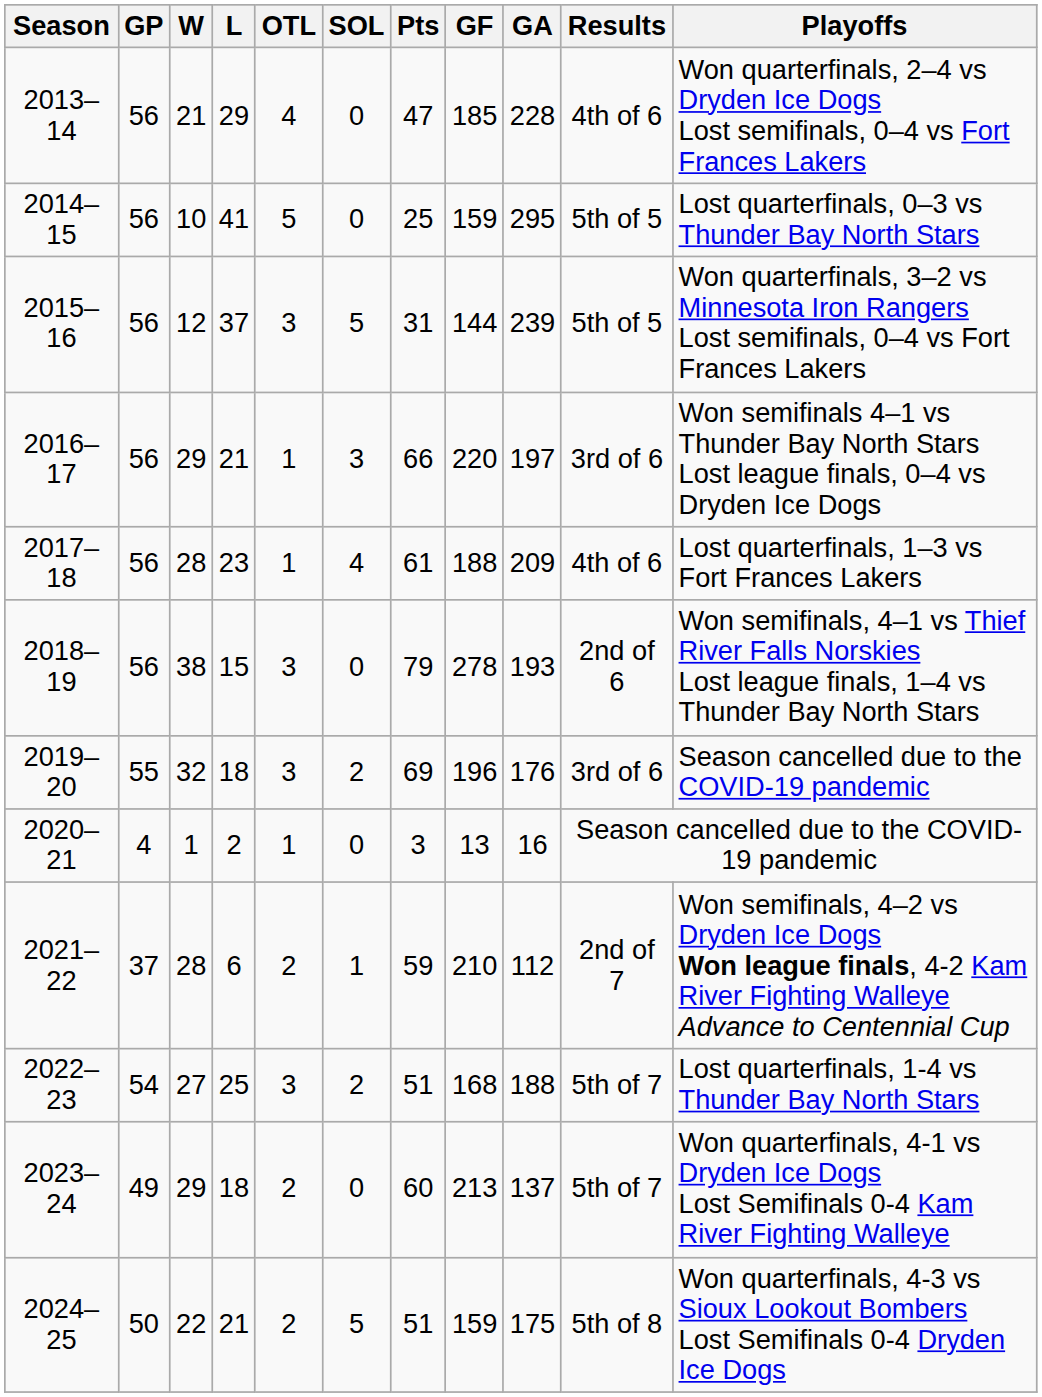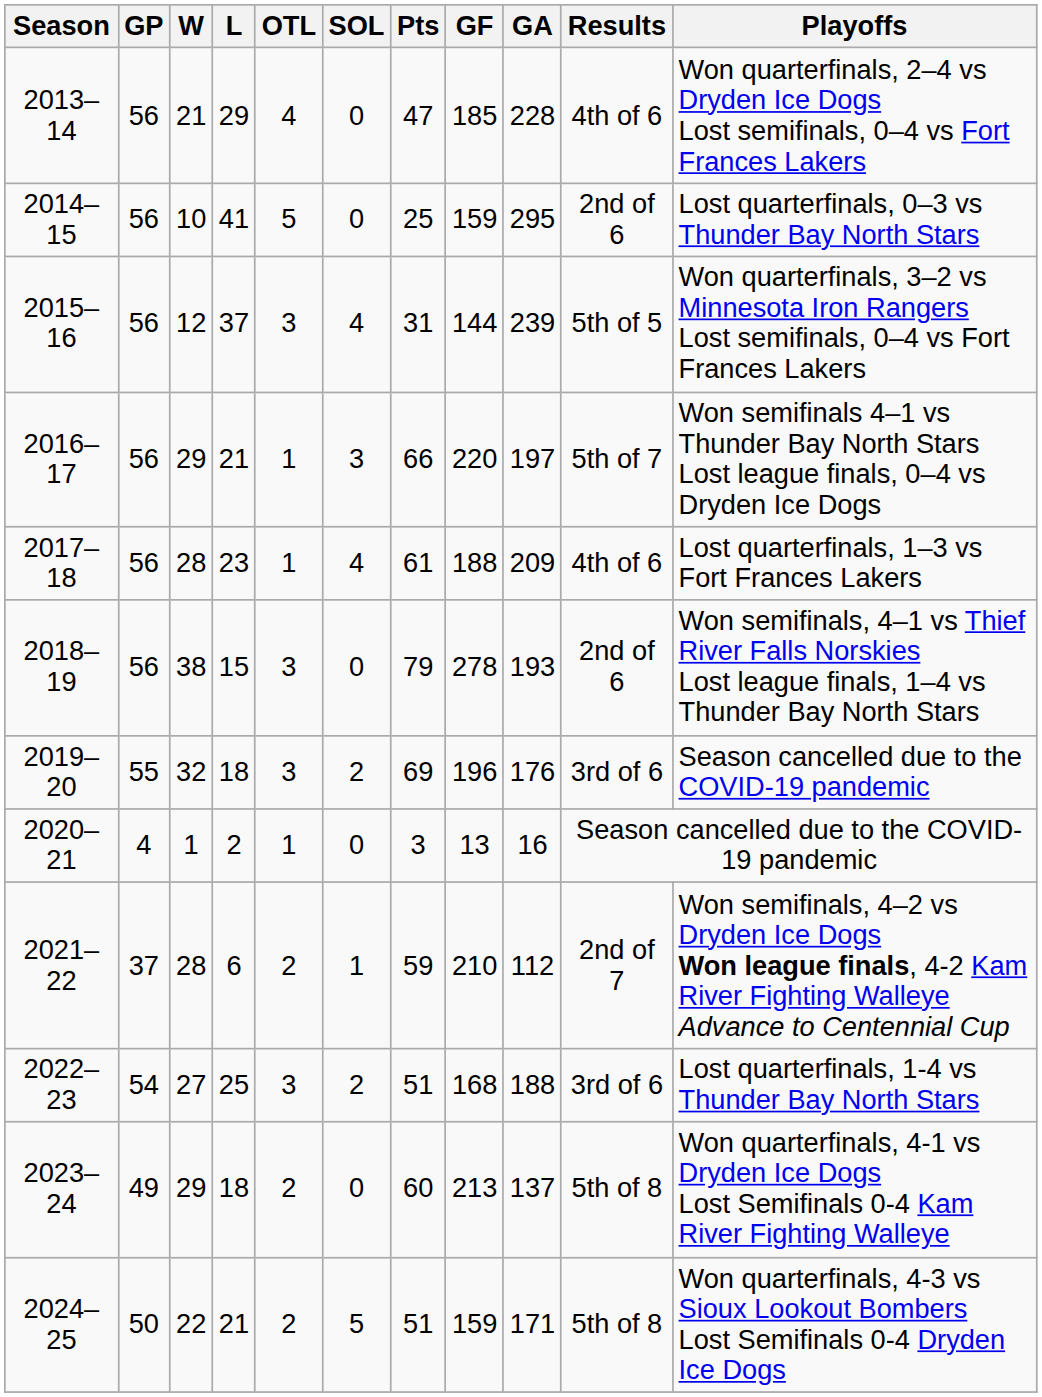(617, 219) 5th of 5 -> (617, 219) 2nd of 6
(357, 323) 5 -> (357, 323) 4
(617, 458) 3rd of 6 -> (617, 458) 5th of 7
(617, 1084) 5th of 7 -> (617, 1084) 3rd of 6
(617, 1189) 5th of 7 -> (617, 1189) 5th of 8
(533, 1324) 175 -> (533, 1324) 171
